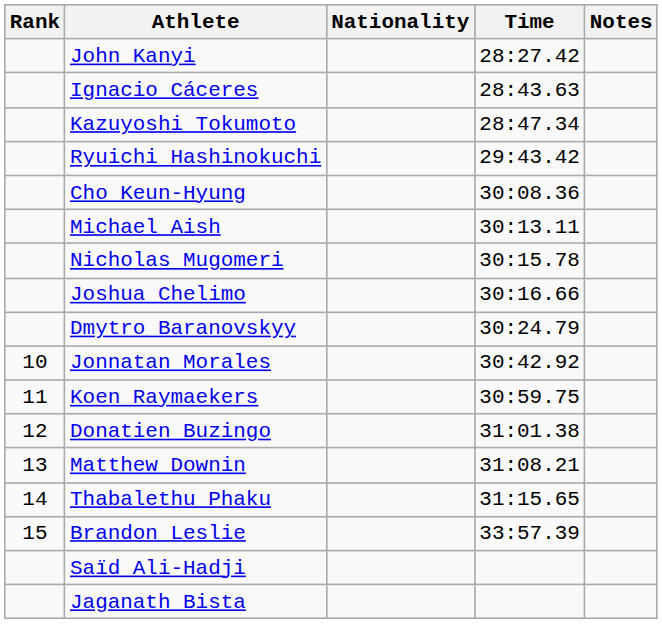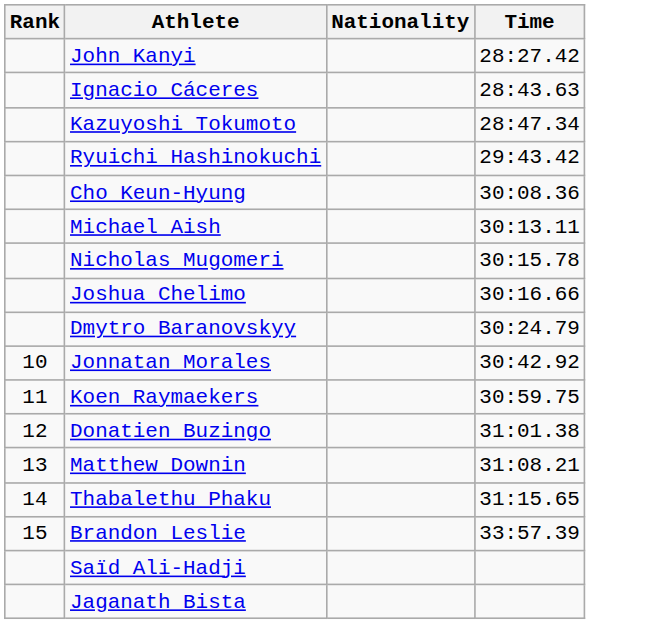- column: (621, 22)
